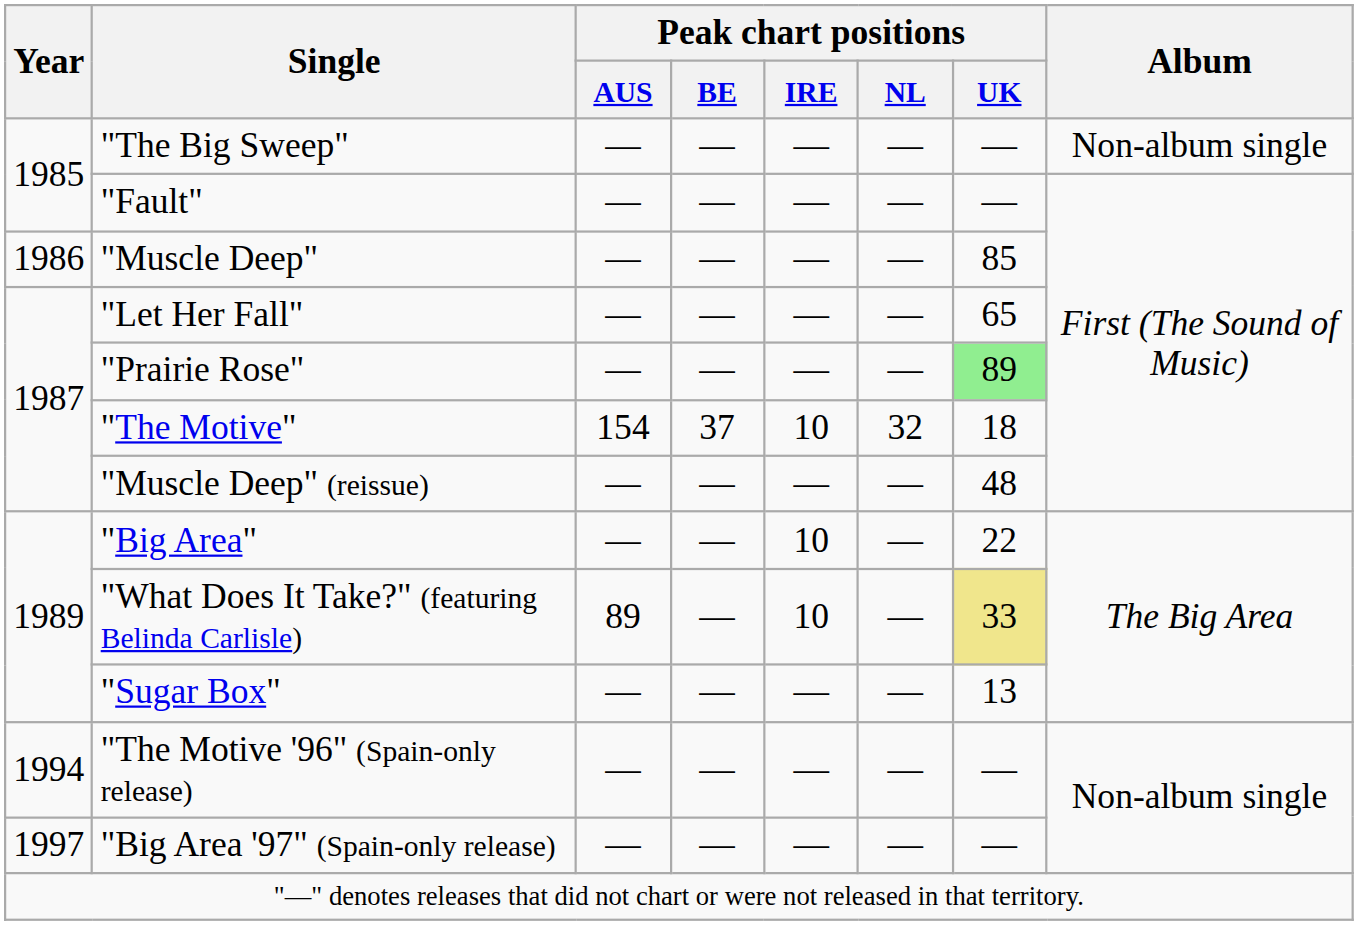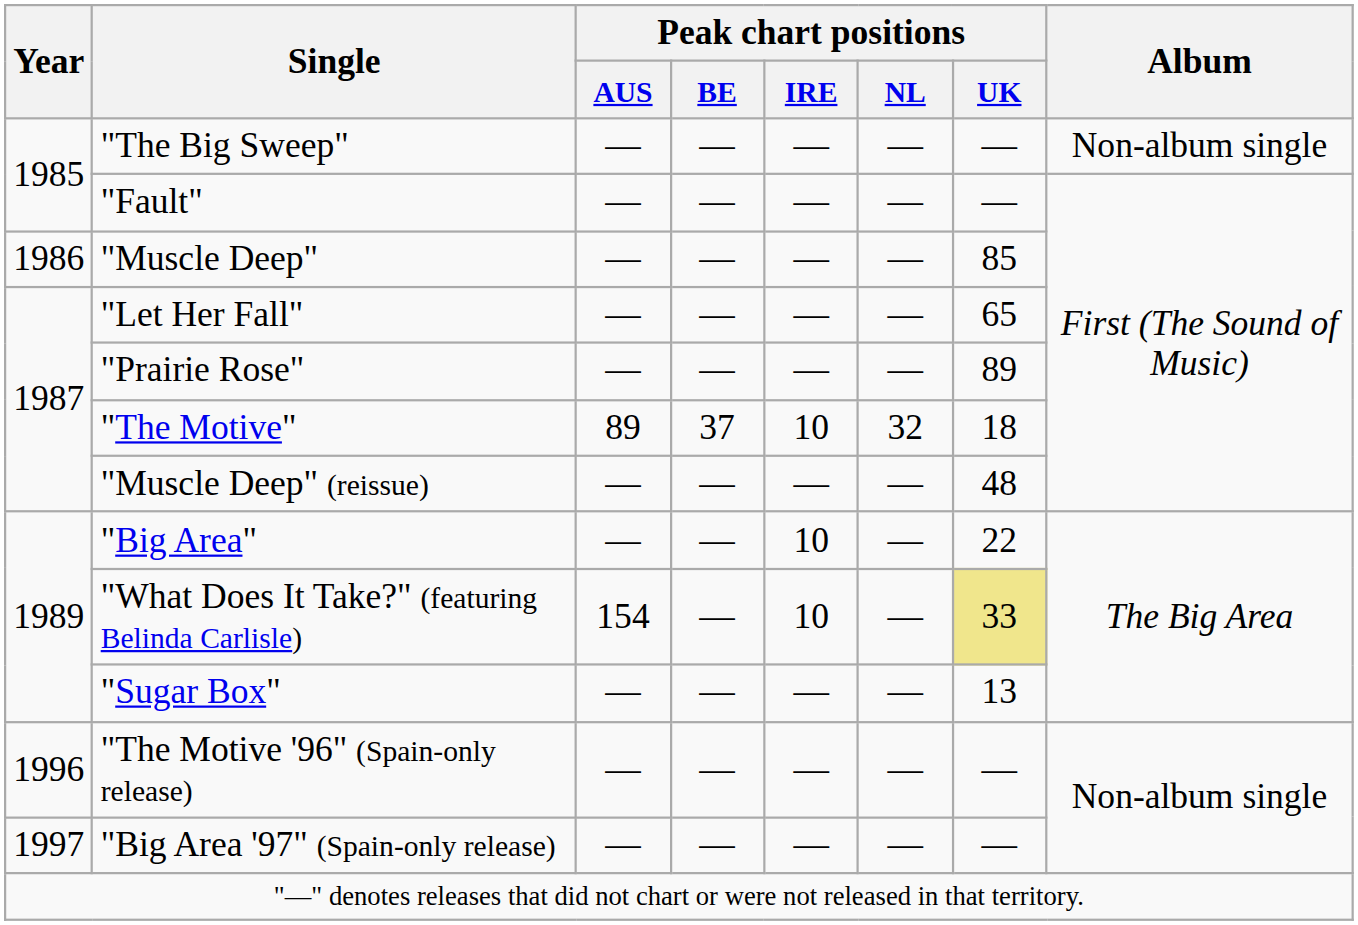(999, 370) lightgreen background -> (999, 370) no background
(623, 426) 154 -> (623, 426) 89
(623, 615) 89 -> (623, 615) 154
(49, 768) 1994 -> (49, 768) 1996
